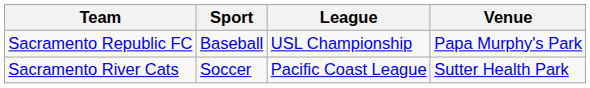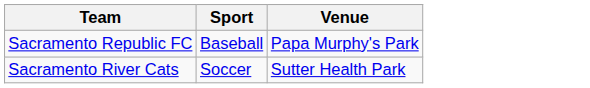- column: (349, 17)
